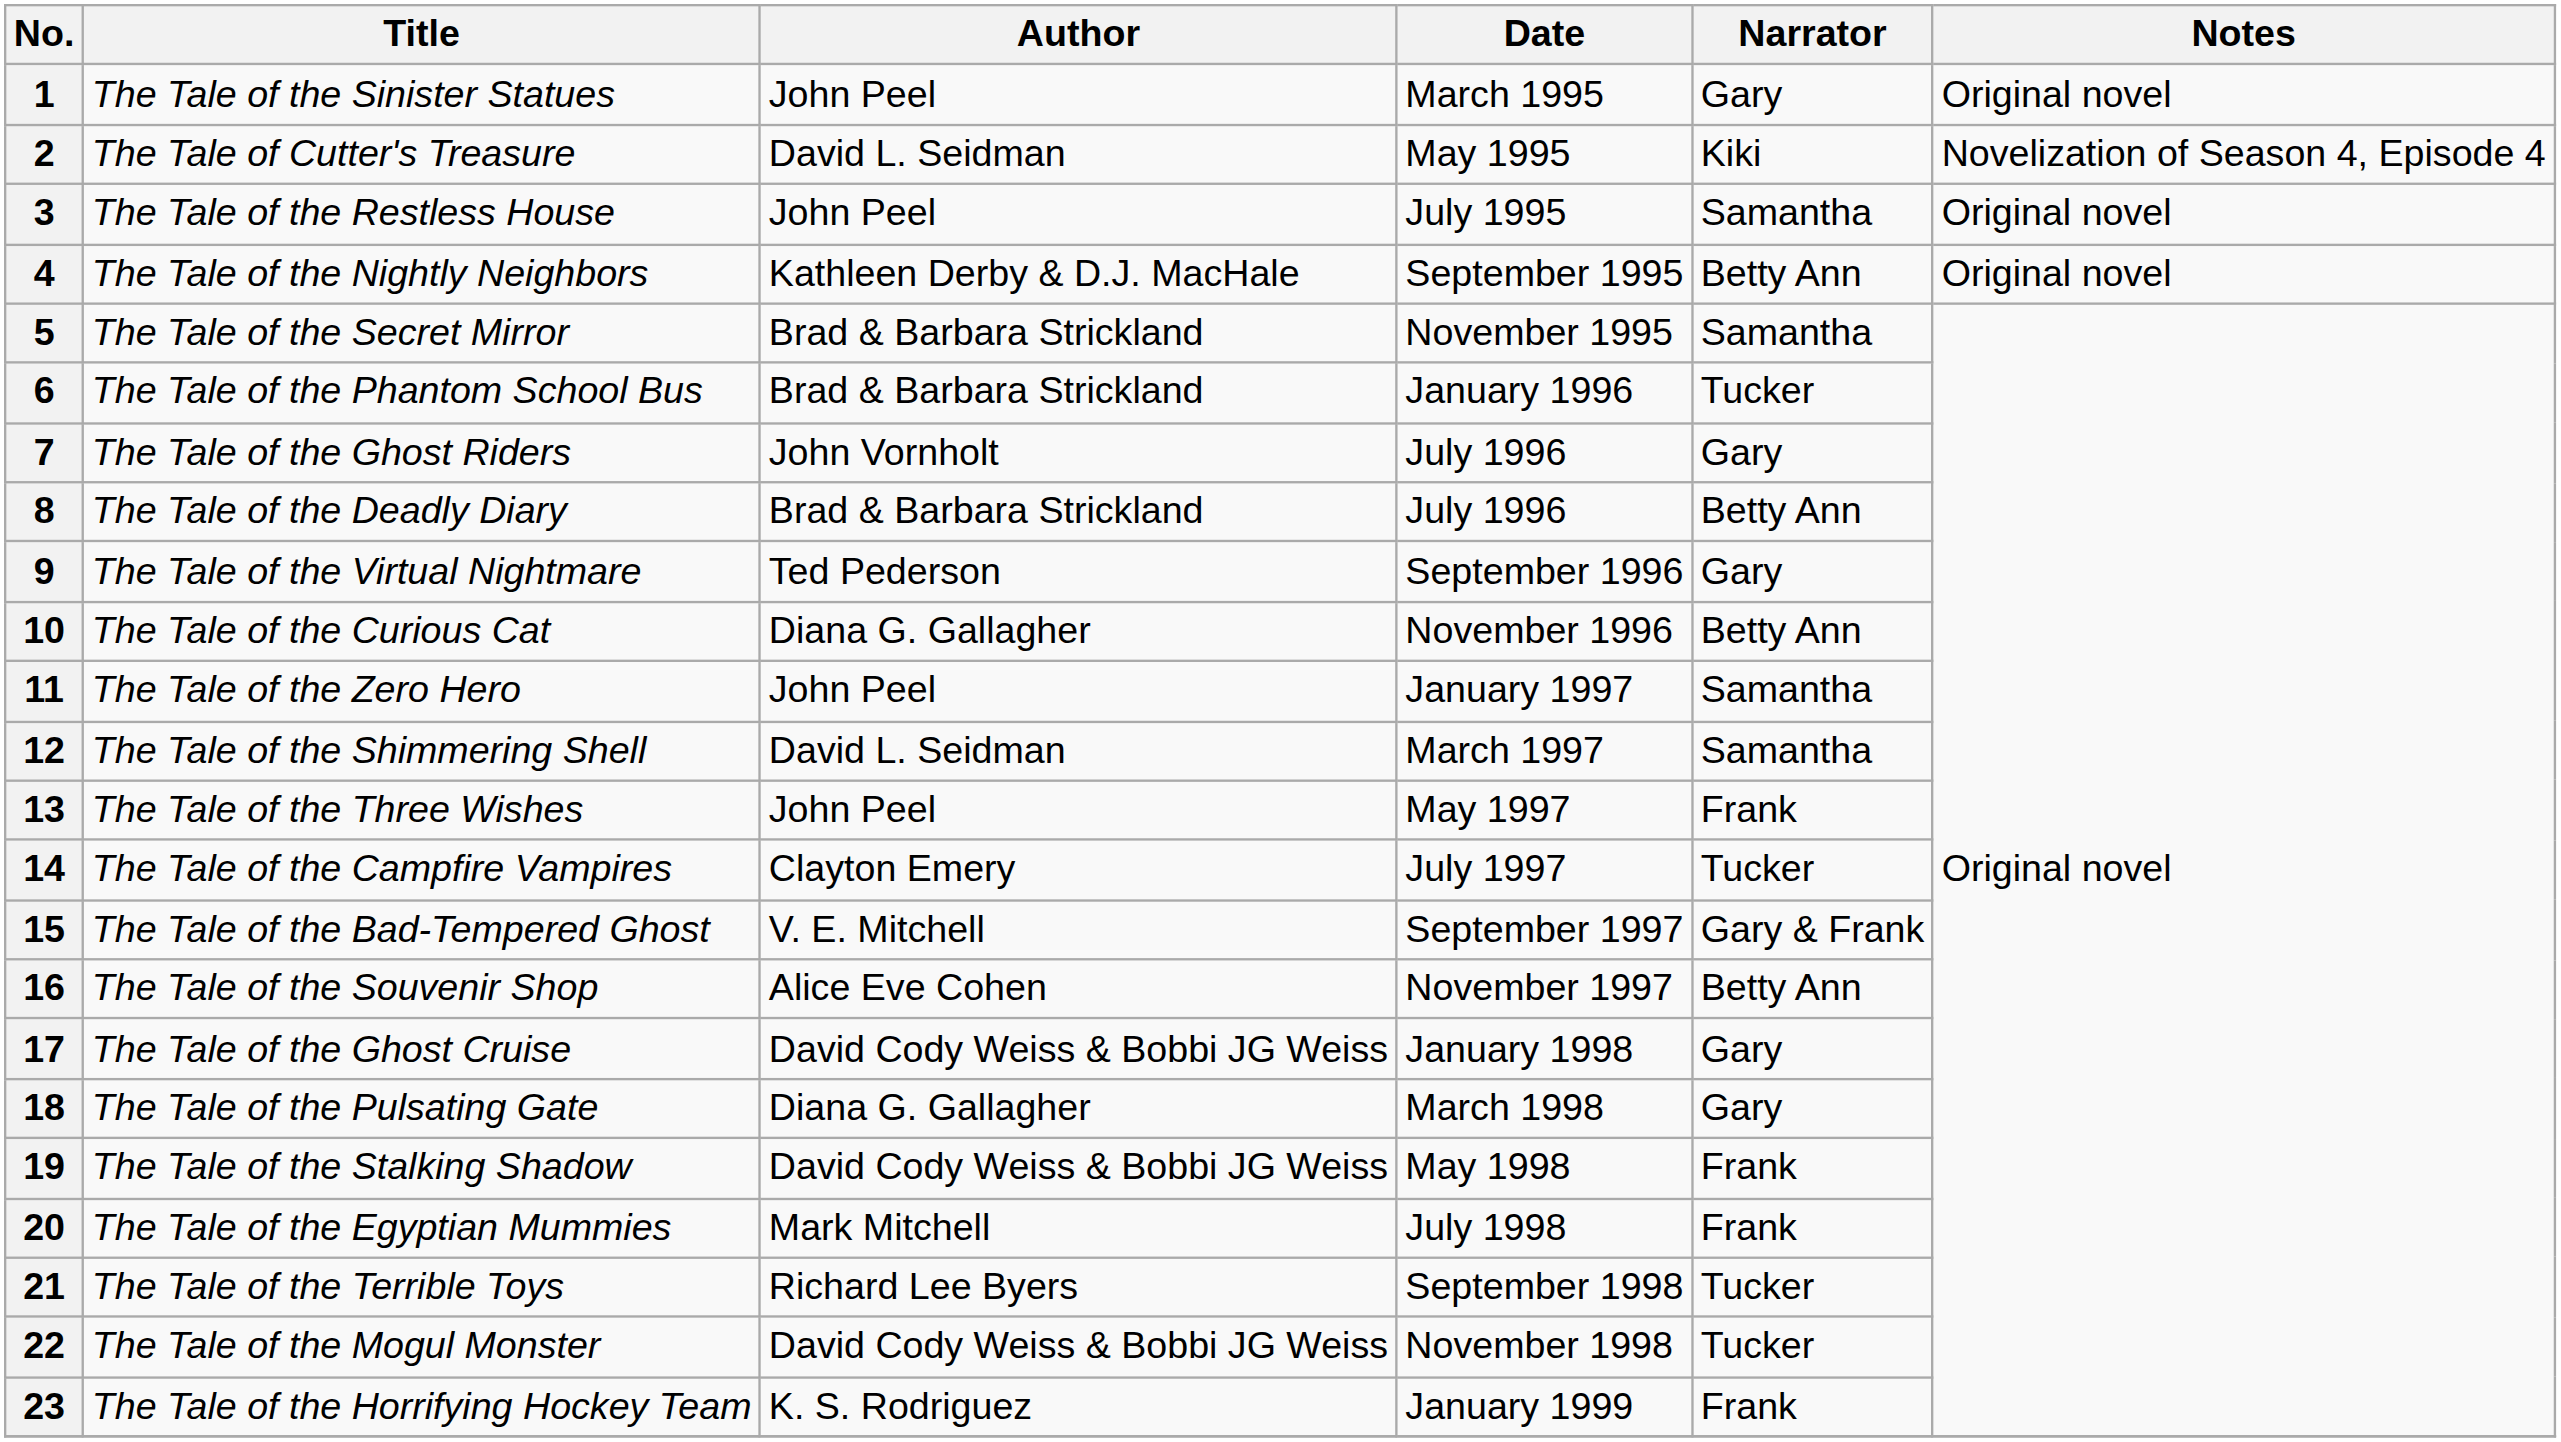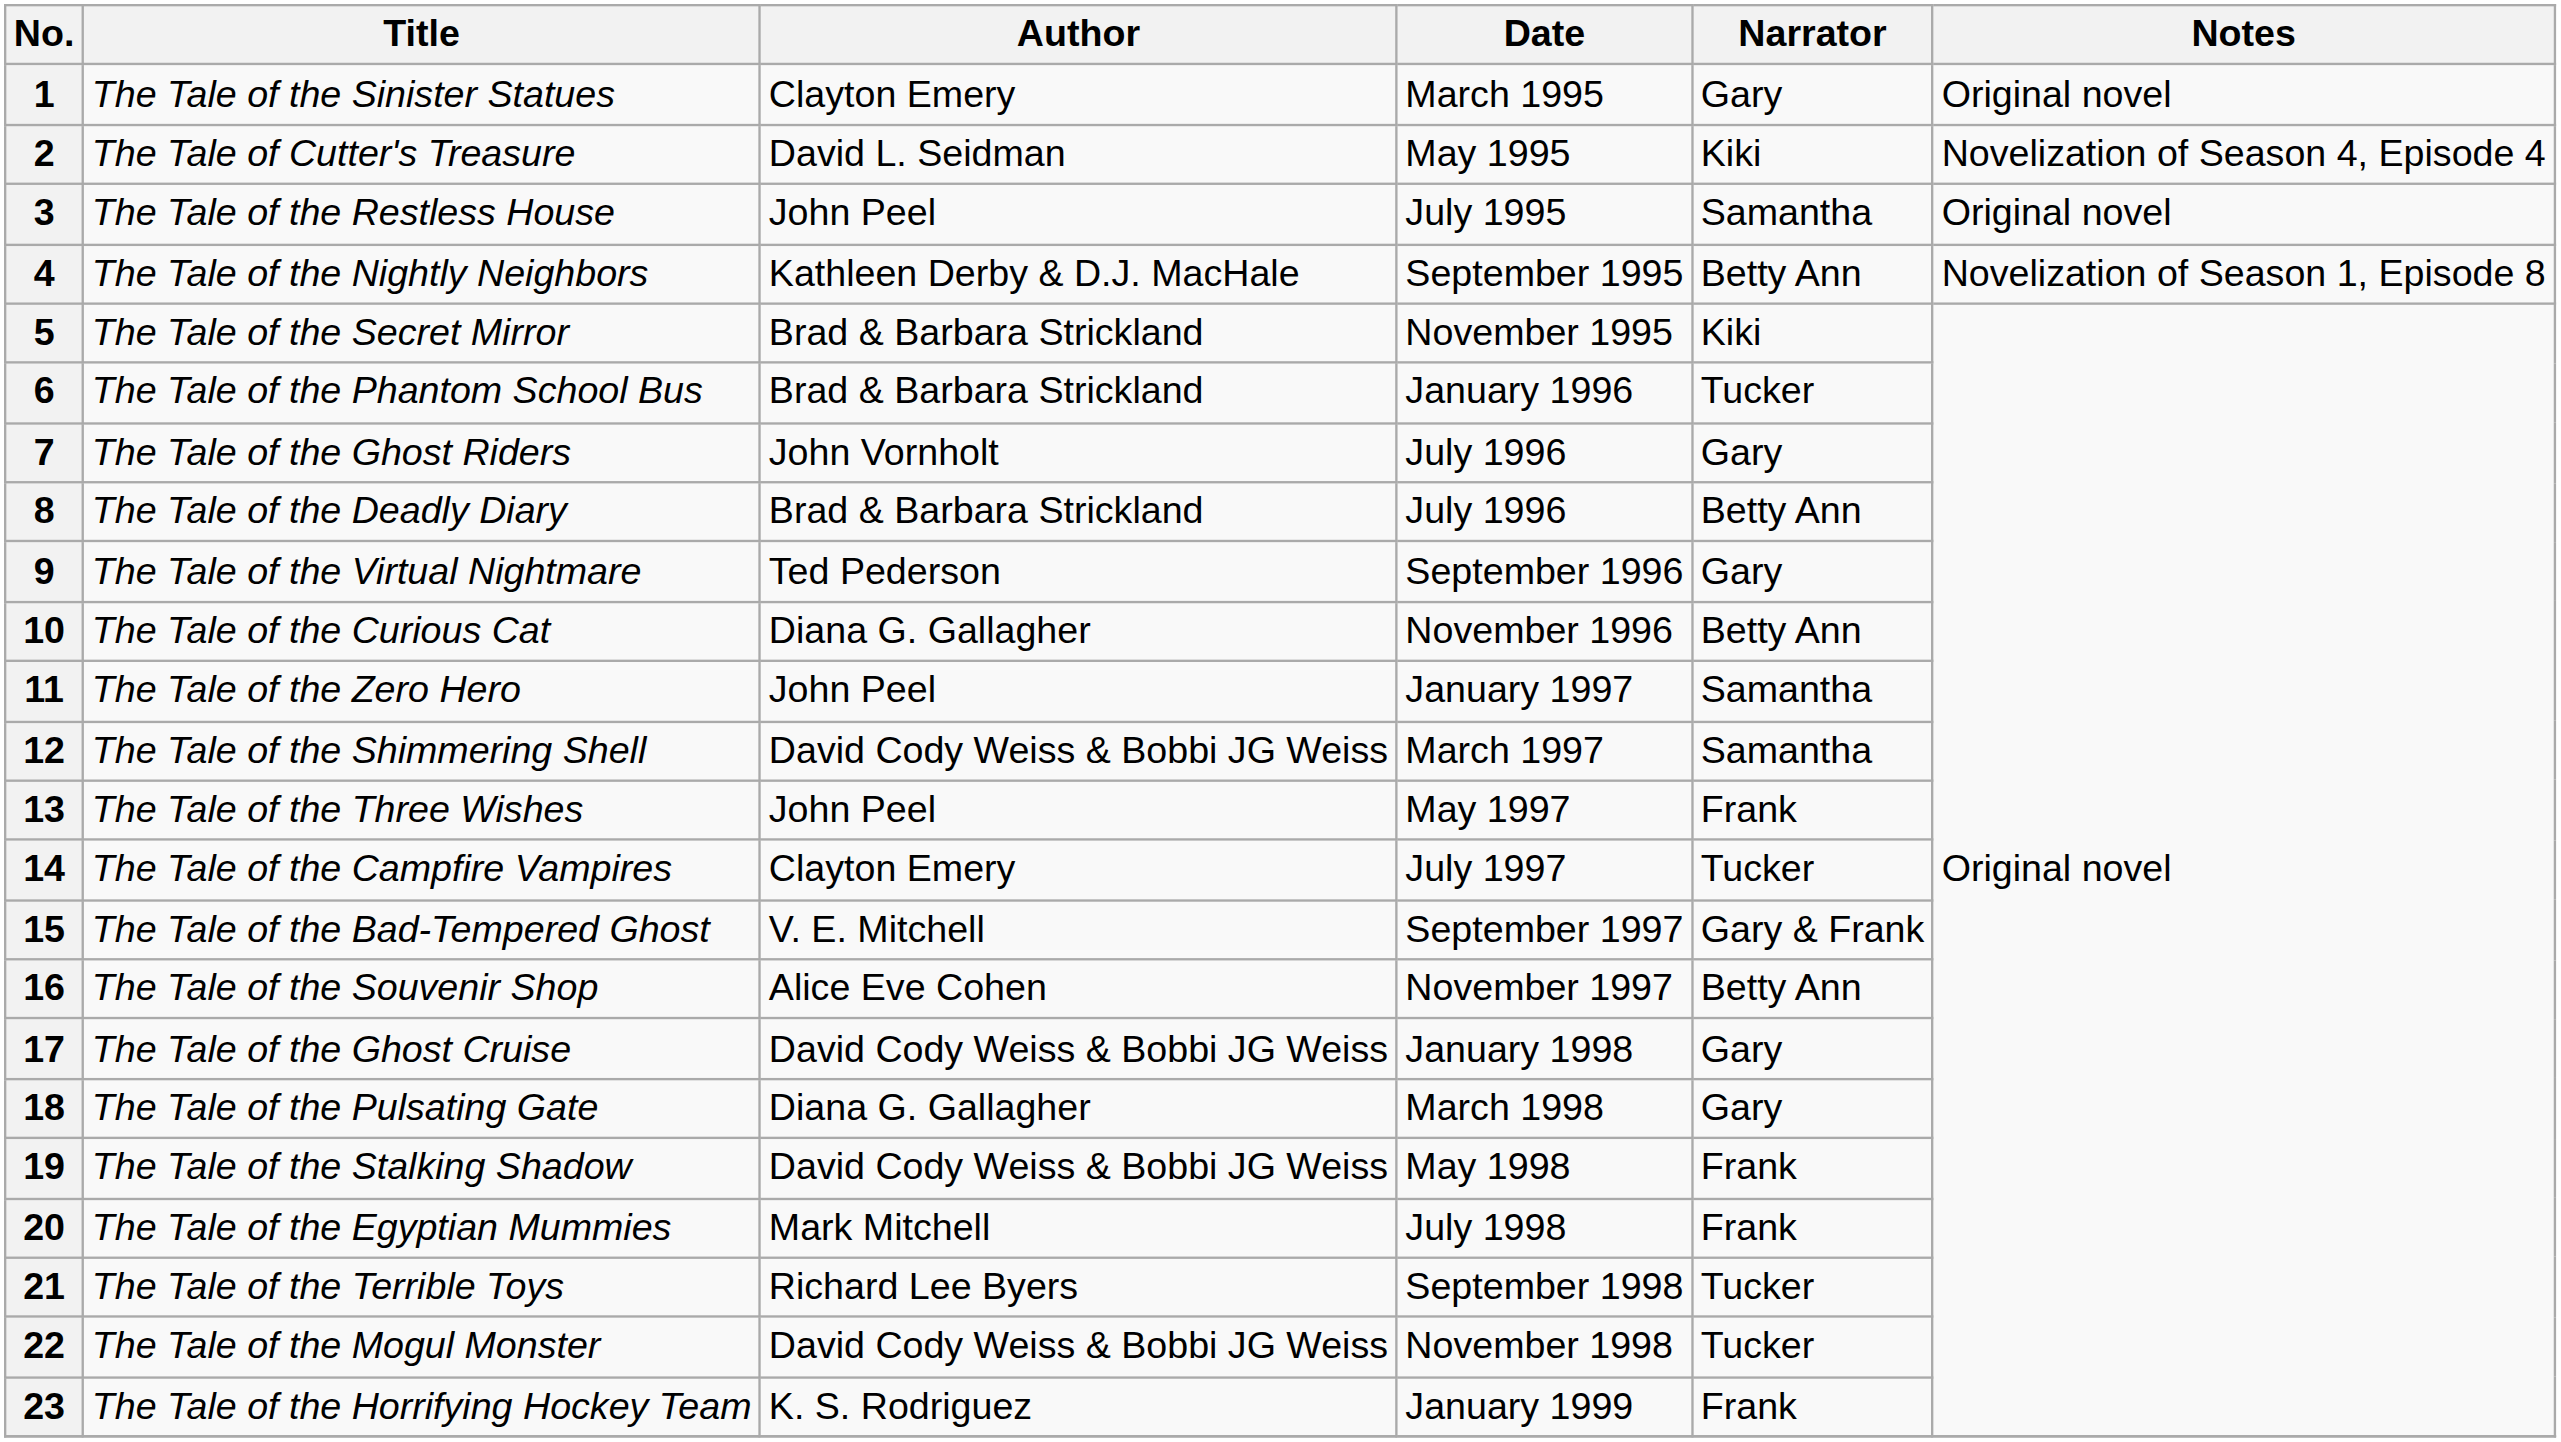(852, 93) John Peel -> (892, 93) Clayton Emery
(2057, 272) Original novel -> (2244, 272) Novelization of Season 1, Episode 8
(1786, 332) Samantha -> (1731, 332) Kiki
(917, 749) David L. Seidman -> (1078, 749) David Cody Weiss & Bobbi JG Weiss
